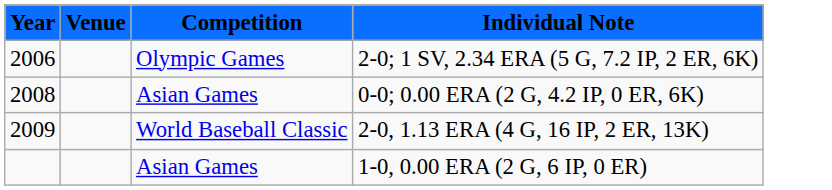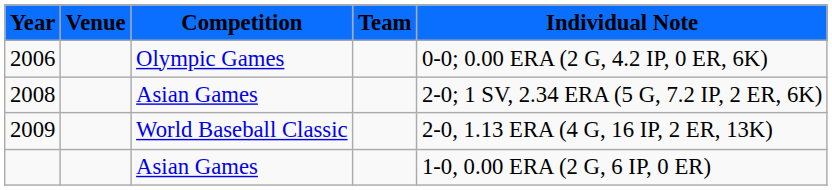+ column: (385, 22)
(558, 58) 2-0; 1 SV, 2.34 ERA (5 G, 7.2 IP, 2 ER, 6K) -> (595, 58) 0-0; 0.00 ERA (2 G, 4.2 IP, 0 ER, 6K)
(531, 94) 0-0; 0.00 ERA (2 G, 4.2 IP, 0 ER, 6K) -> (622, 94) 2-0; 1 SV, 2.34 ERA (5 G, 7.2 IP, 2 ER, 6K)
